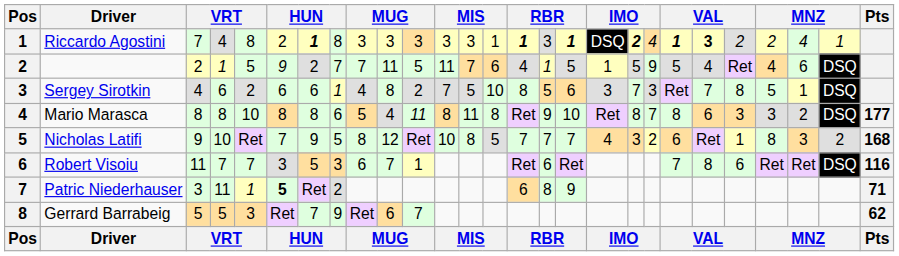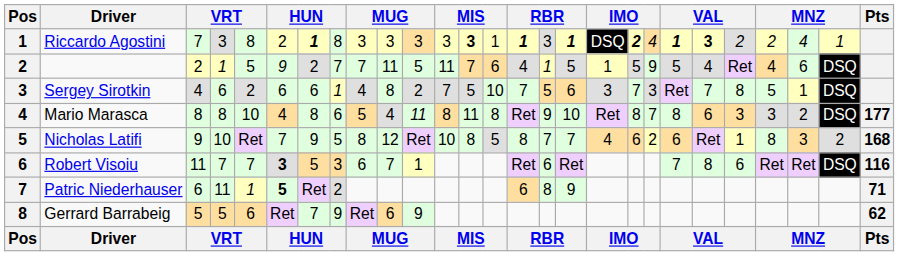(222, 41) 4 -> (222, 41) 3
(471, 41) normal -> (471, 41) bold
(523, 90) 8 -> (523, 90) 7
(282, 115) 8 -> (282, 115) 4
(523, 140) 7 -> (523, 140) 8
(636, 140) 3 -> (636, 140) 6
(282, 164) normal -> (282, 164) bold
(198, 189) 3 -> (198, 189) 6
(251, 214) 3 -> (251, 214) 6
(418, 214) 7 -> (418, 214) 9
